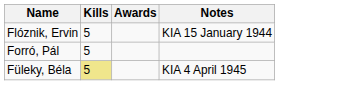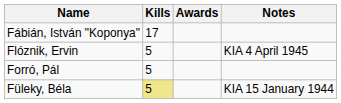+ row: (74, 32)
(217, 32) KIA 15 January 1944 -> (266, 51) KIA 4 April 1945
(204, 70) KIA 4 April 1945 -> (279, 88) KIA 15 January 1944
